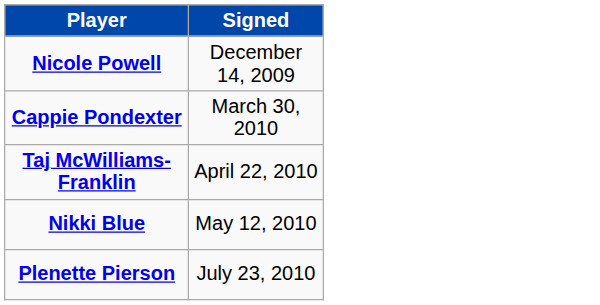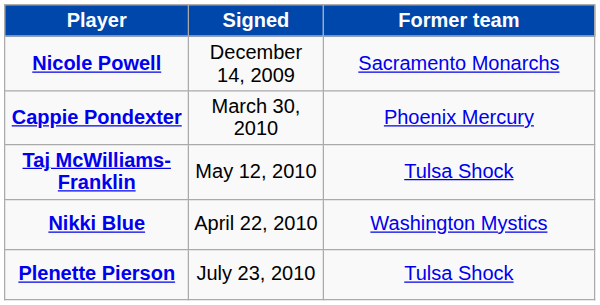+ column: (459, 20)
(256, 171) April 22, 2010 -> (256, 171) May 12, 2010
(256, 223) May 12, 2010 -> (256, 223) April 22, 2010
